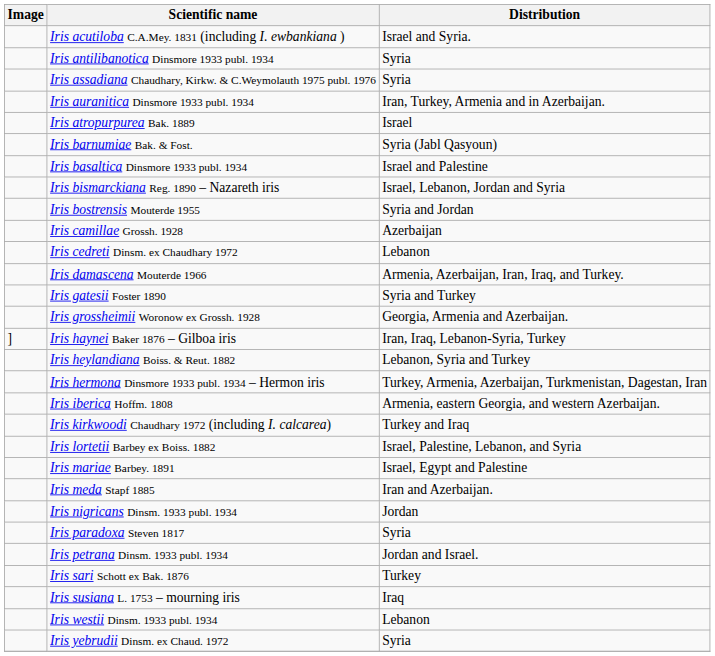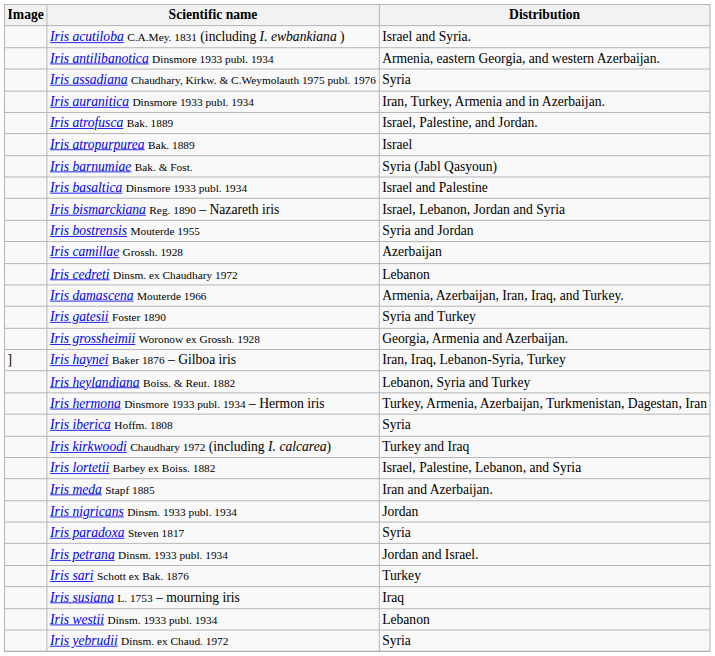(397, 58) Syria -> (521, 58) Armenia, eastern Georgia, and western Azerbaijan.
+ row: (112, 123)
(521, 403) Armenia, eastern Georgia, and western Azerbaijan. -> (397, 425) Syria
- row: (112, 468)
